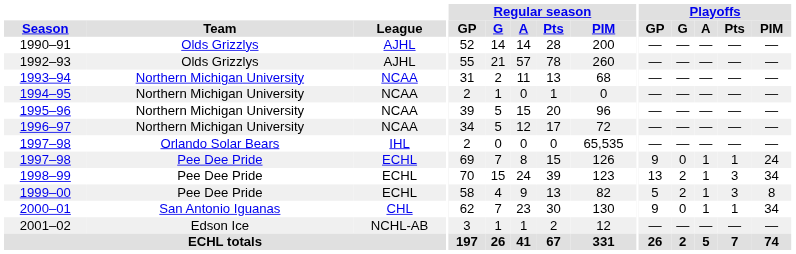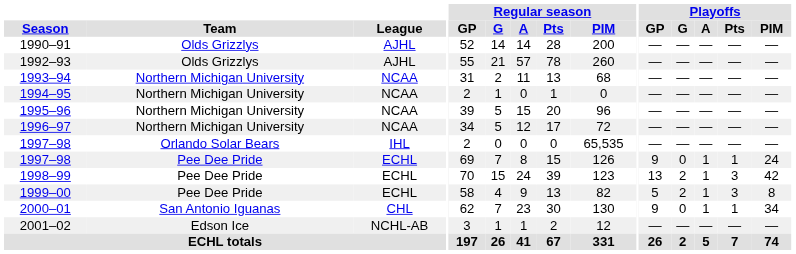(772, 176) 34 -> (772, 176) 42
